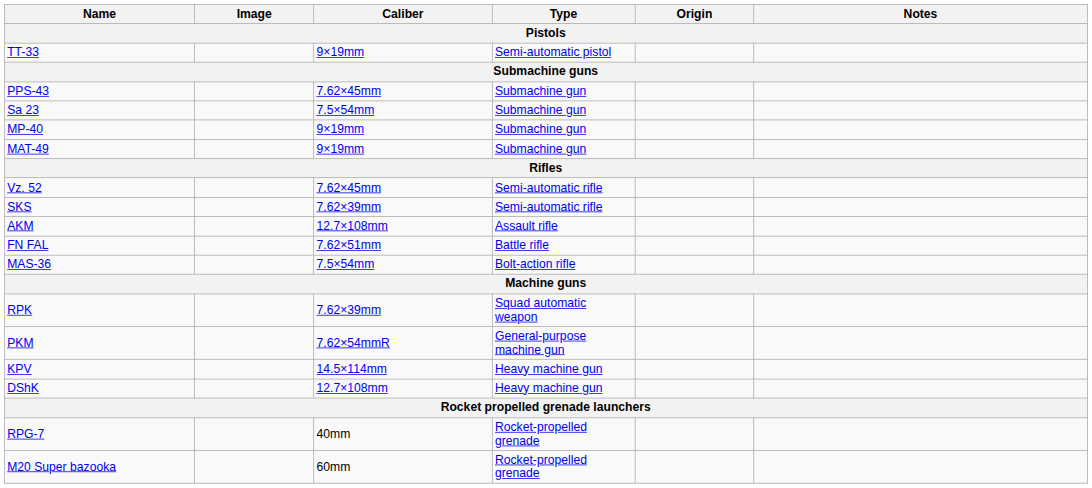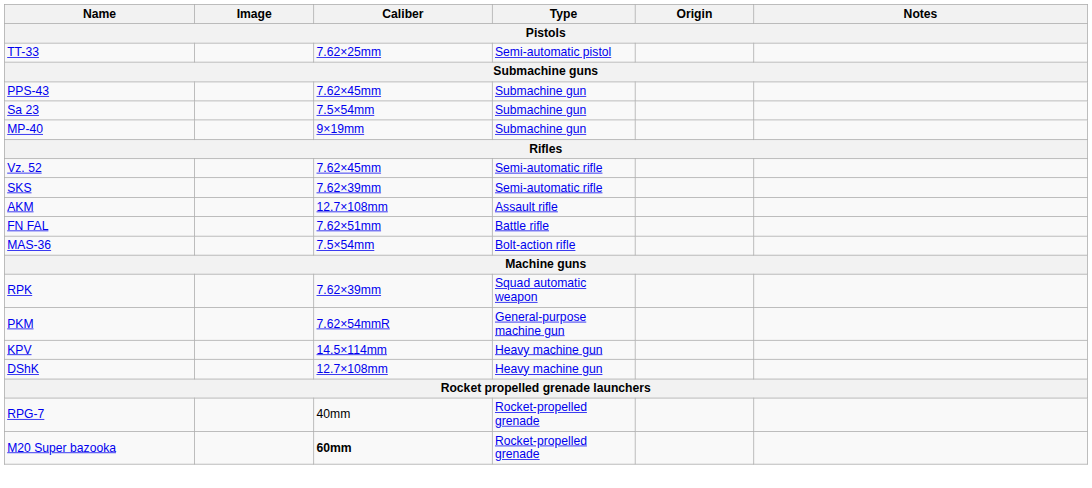(340, 52) 9×19mm -> (349, 52) 7.62×25mm
- row: (28, 149)
(333, 467) normal -> (334, 447) bold
